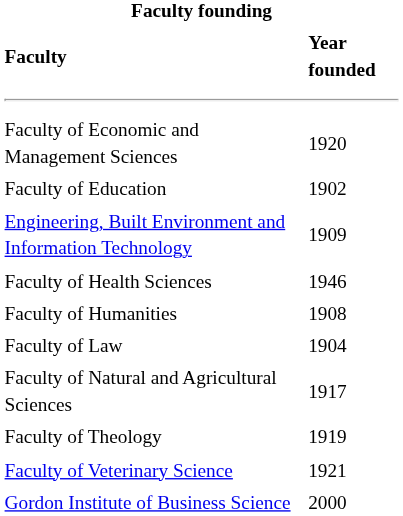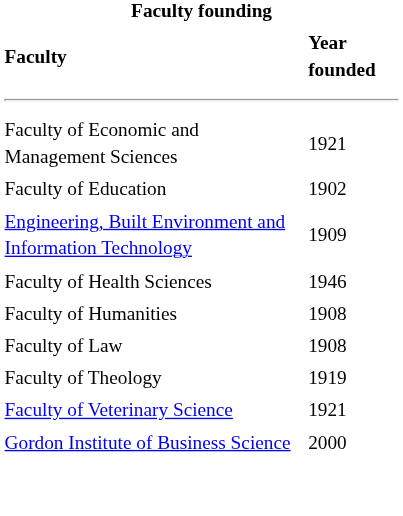(327, 143) 1920 -> (327, 143) 1921
(327, 345) 1904 -> (327, 345) 1908
- row: (141, 391)
